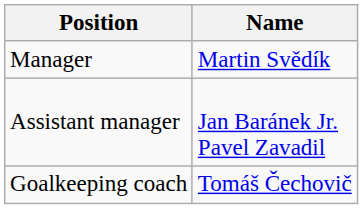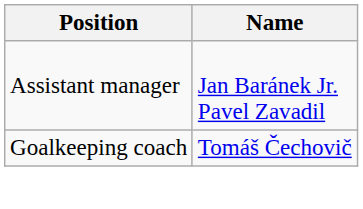- row: (51, 59)
